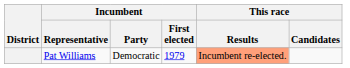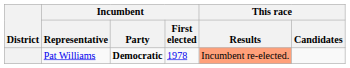(136, 55) normal -> (138, 55) bold
(174, 55) 1979 -> (177, 55) 1978
